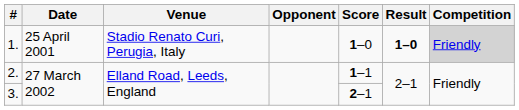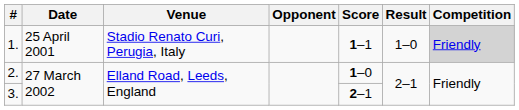(361, 44) 1–0 -> (361, 44) 1–1
(406, 44) bold -> (406, 44) normal
(361, 72) 1–1 -> (361, 72) 1–0
